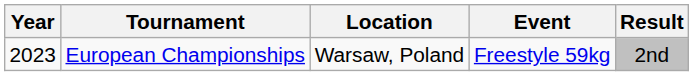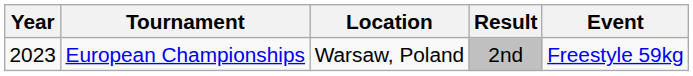columns swapped: (652, 21) <-> (542, 21)
